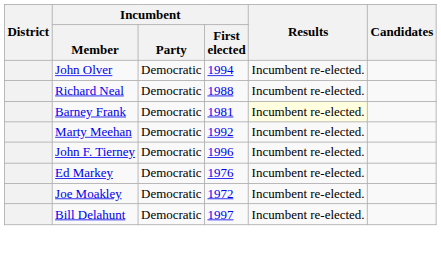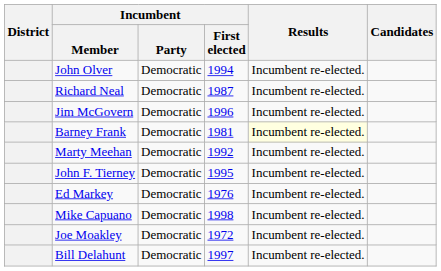(220, 91) 1988 -> (220, 91) 1987
+ row: (94, 111)
(220, 152) 1996 -> (220, 173) 1995
+ row: (93, 214)
